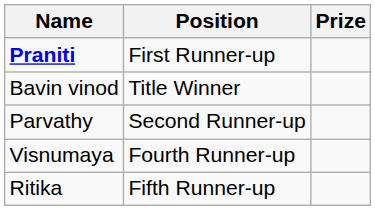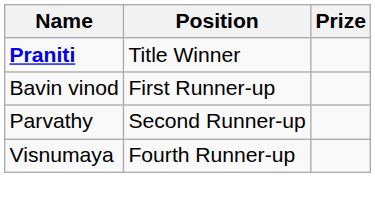(202, 54) First Runner-up -> (184, 54) Title Winner
(184, 88) Title Winner -> (202, 88) First Runner-up
- row: (36, 188)
